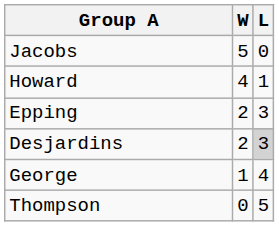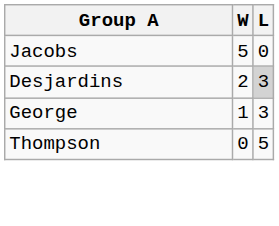- row: (43, 82)
- row: (43, 113)
(263, 175) 4 -> (263, 113) 3
